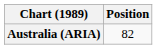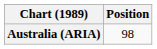(128, 34) 82 -> (128, 34) 98
